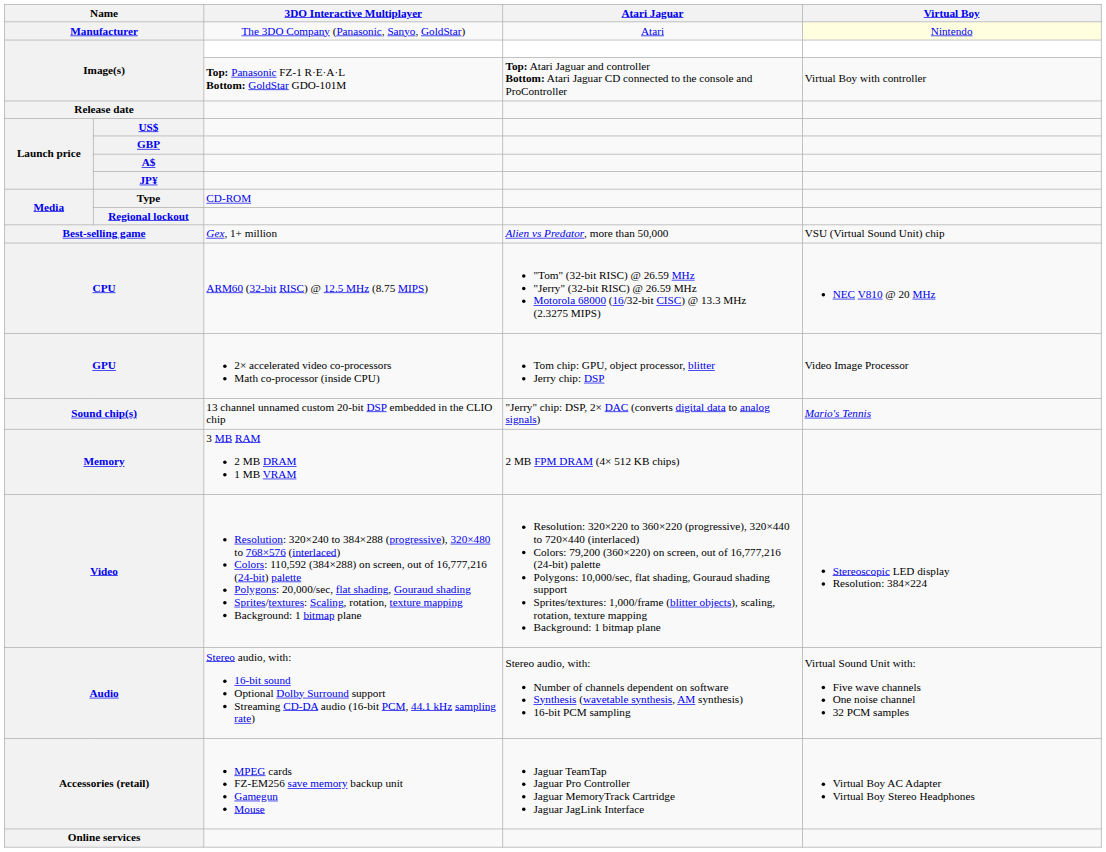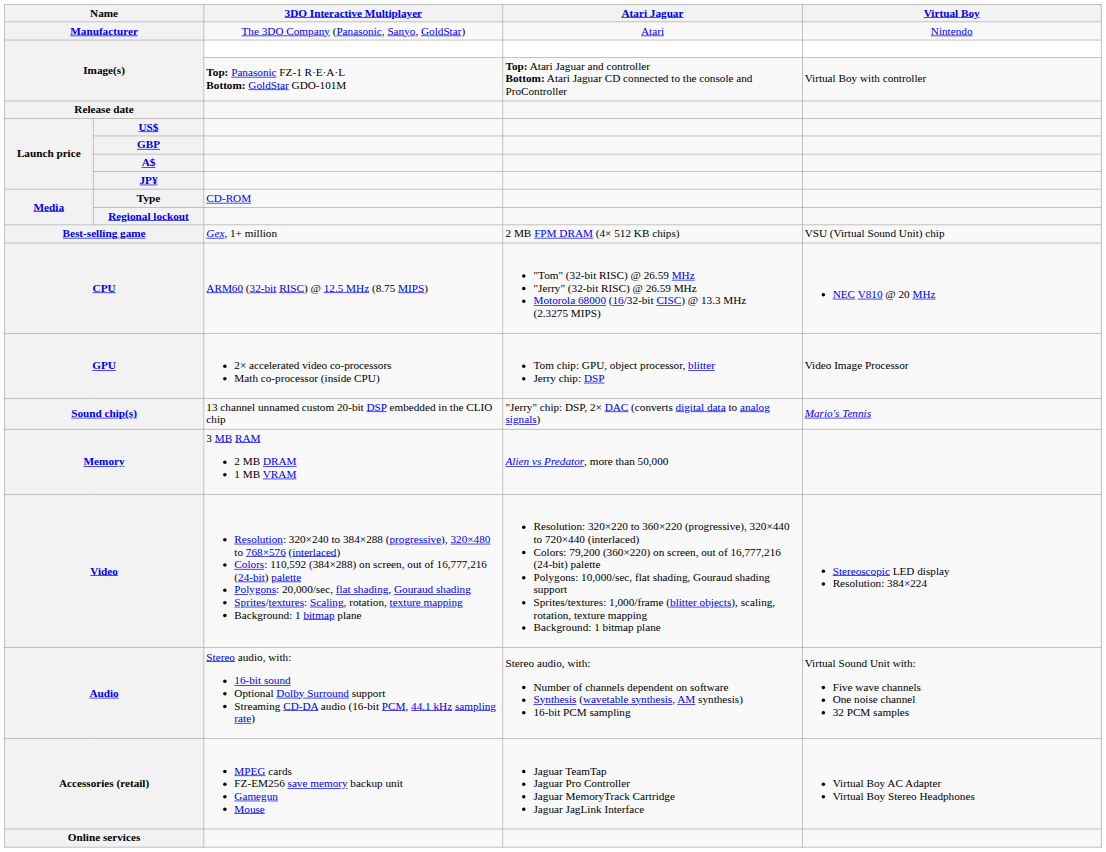(952, 31) lightyellow background -> (952, 31) no background
(587, 233) Alien vs Predator, more than 50,000 -> (593, 233) 2 MB FPM DRAM (4× 512 KB chips)
(593, 461) 2 MB FPM DRAM (4× 512 KB chips) -> (587, 461) Alien vs Predator, more than 50,000
